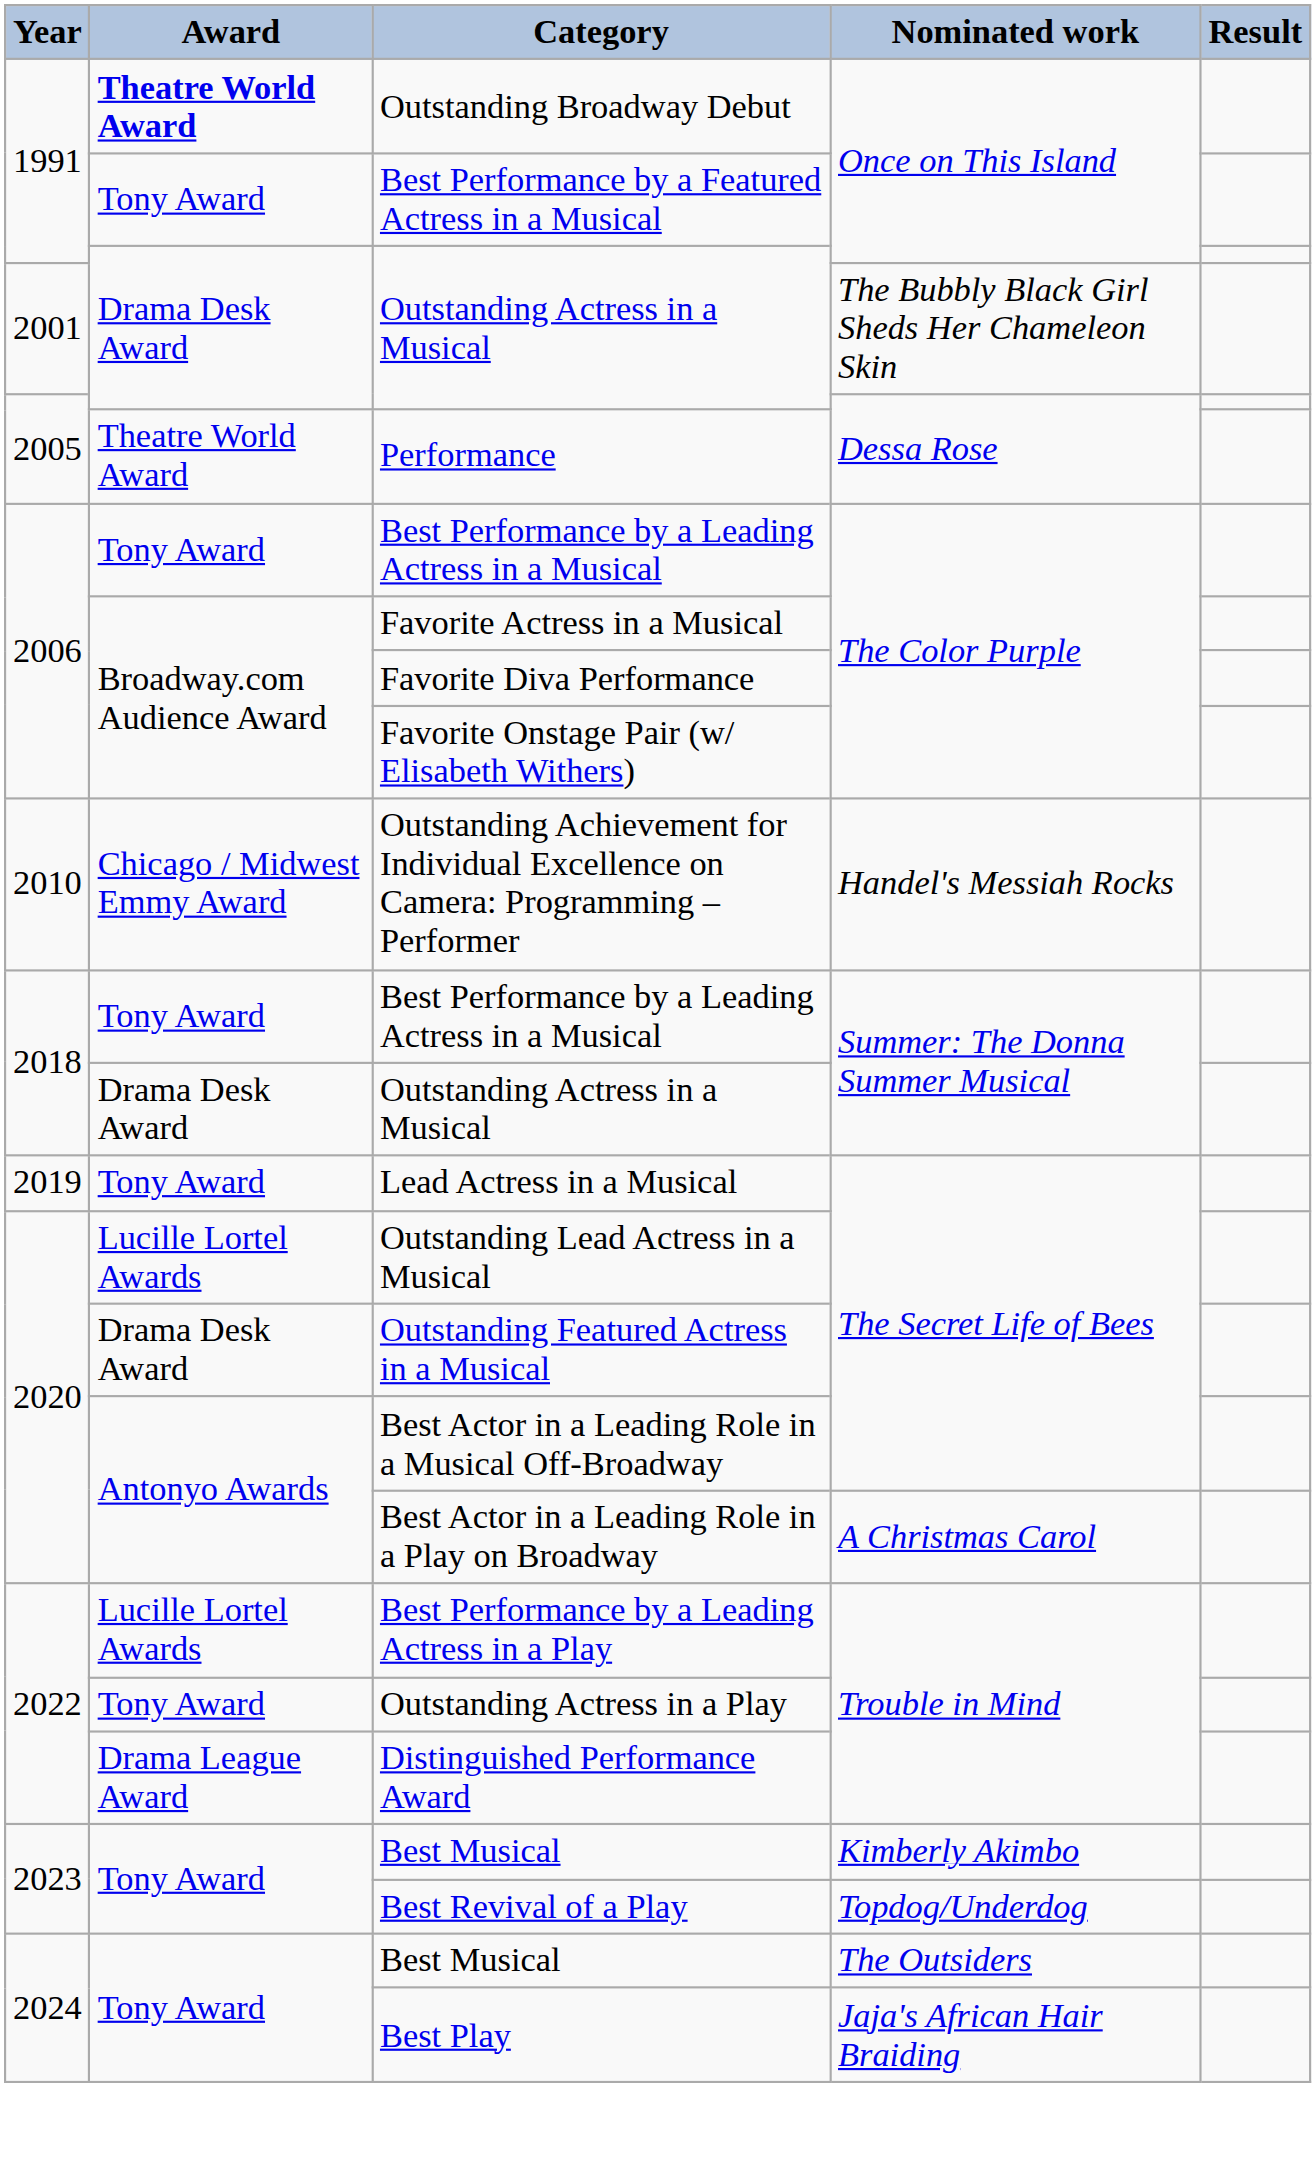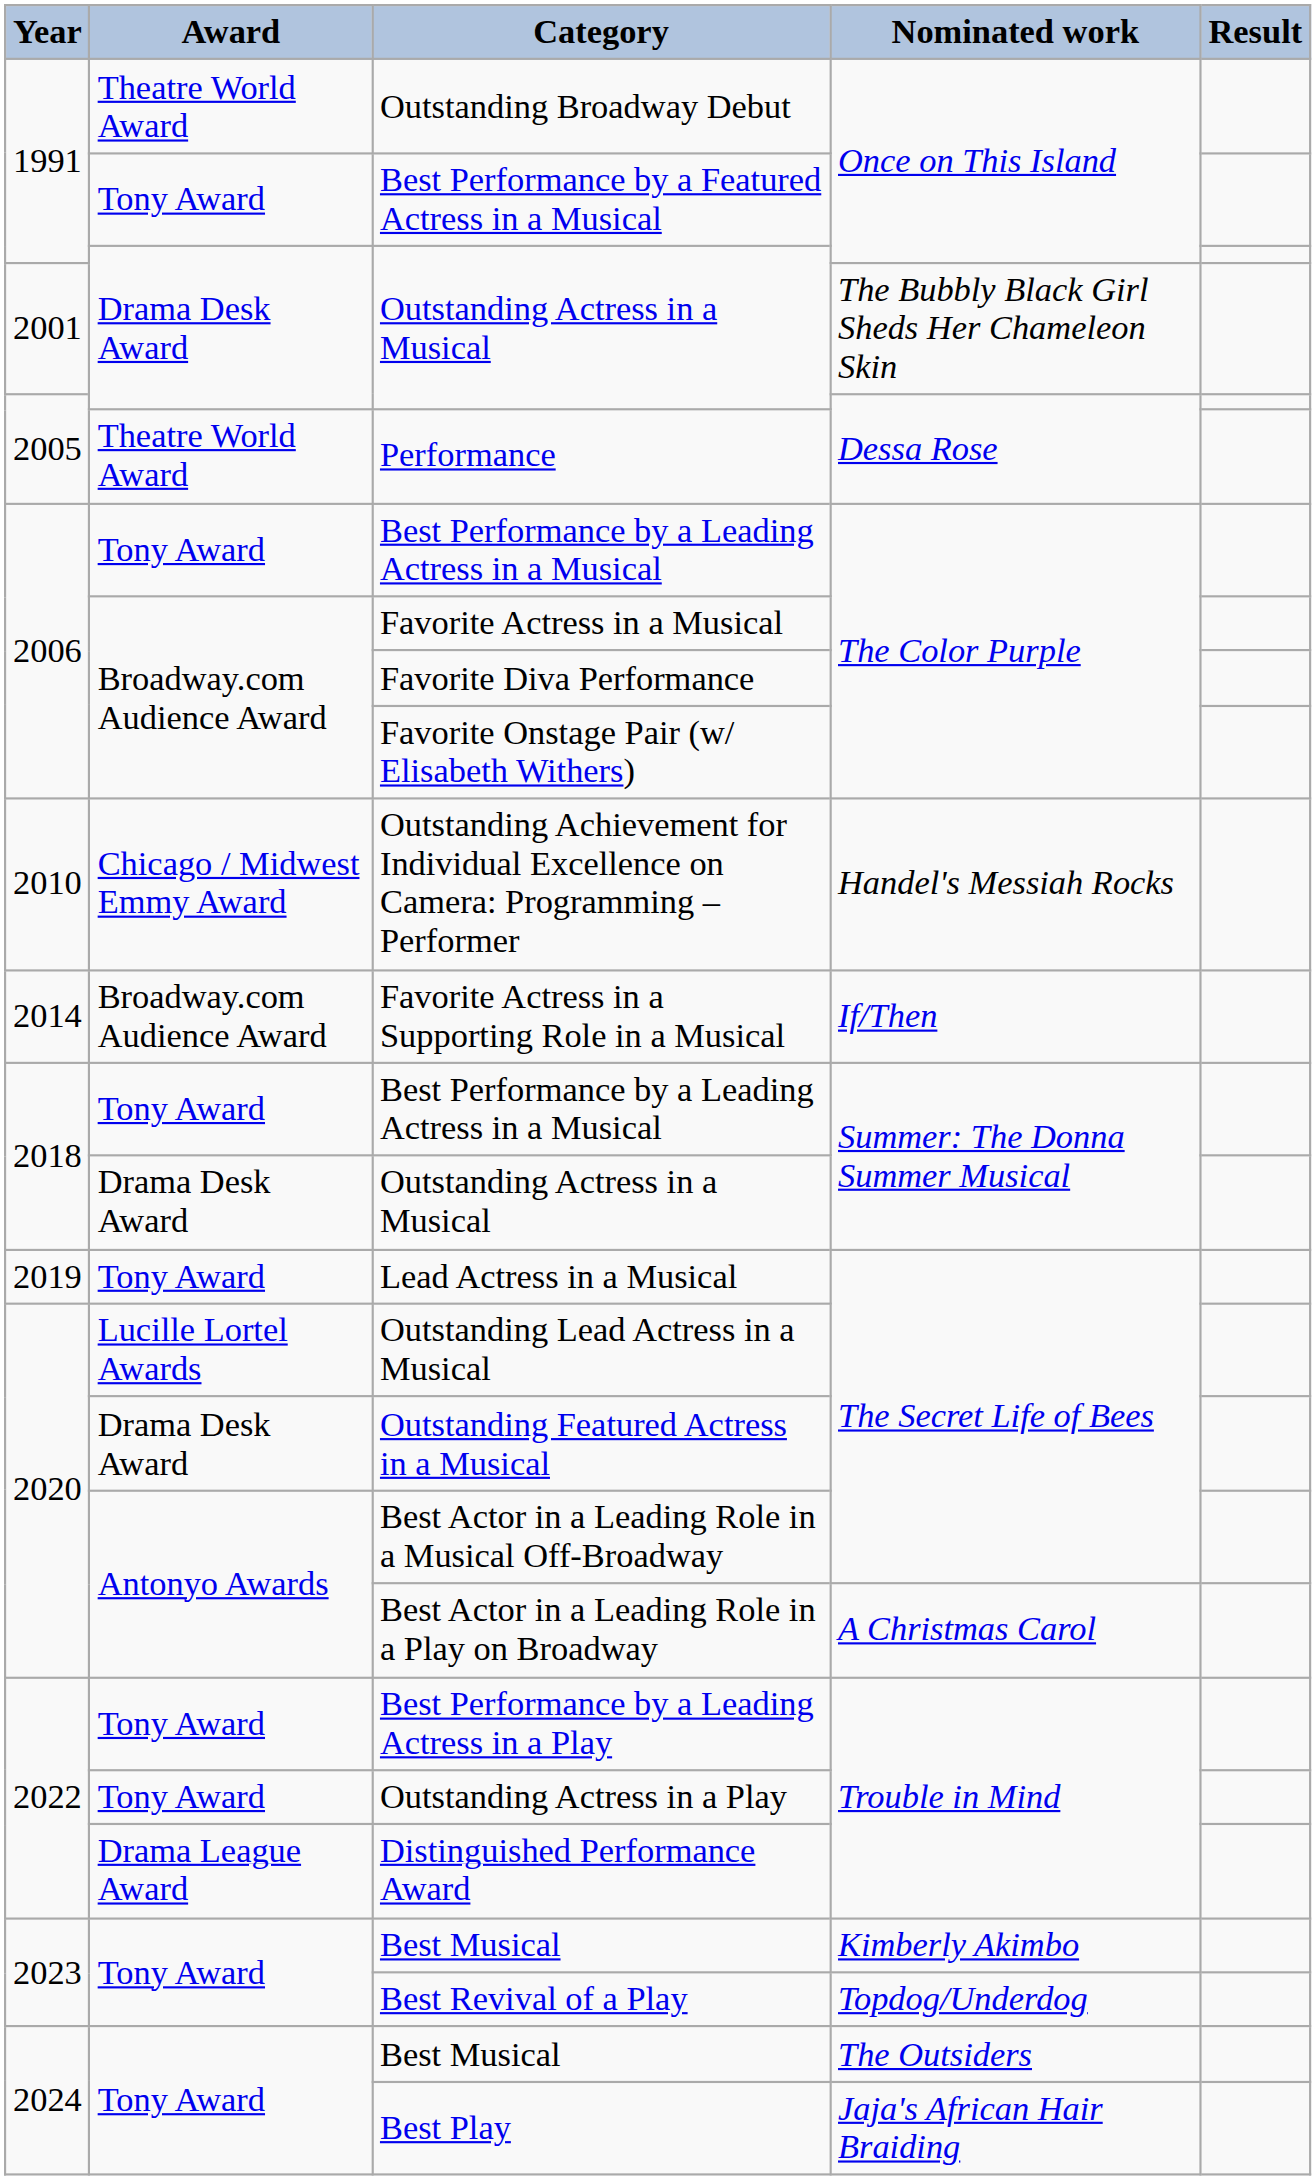(206, 105) bold -> (197, 105) normal
+ row: (583, 1015)
(193, 1629) Lucille Lortel Awards -> (181, 1722) Tony Award
